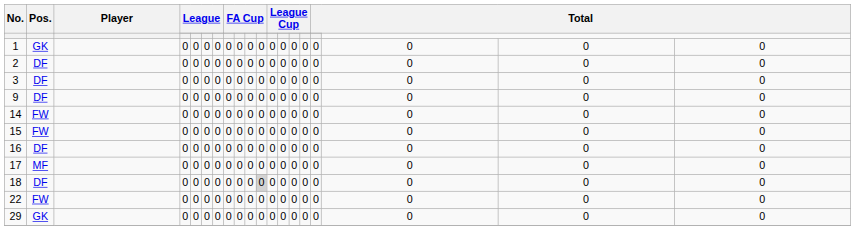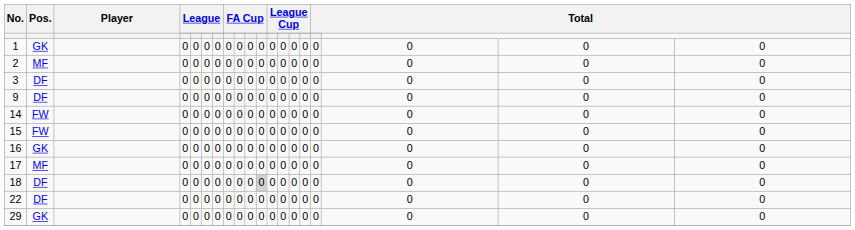(40, 64) DF -> (40, 64) MF
(40, 149) DF -> (40, 149) GK
(40, 200) FW -> (40, 200) DF
